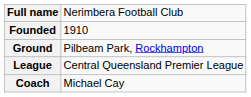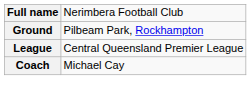- row: (33, 30)
